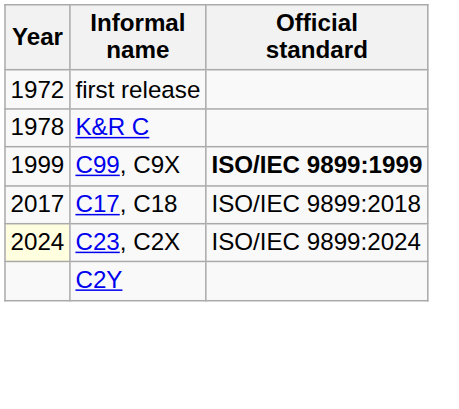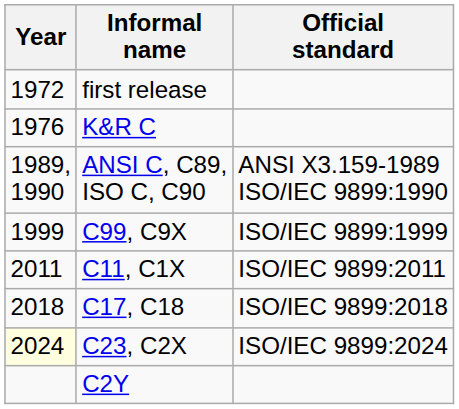(37, 127) 1978 -> (37, 127) 1976
+ row: (155, 179)
(317, 165) bold -> (343, 231) normal
+ row: (134, 269)
(37, 204) 2017 -> (37, 307) 2018
